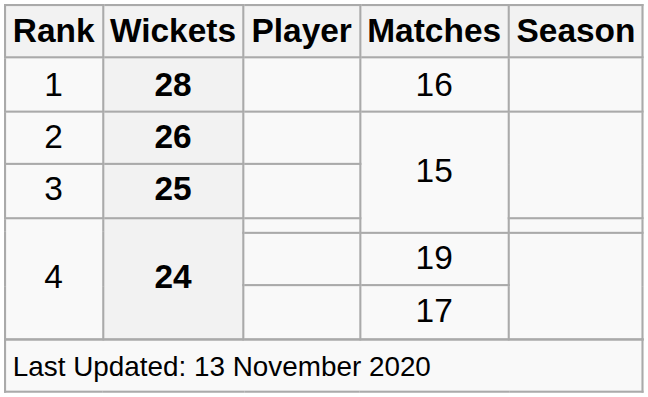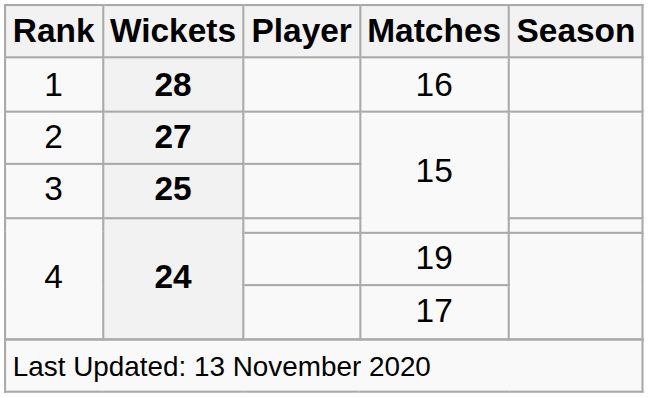(173, 137) 26 -> (173, 137) 27
